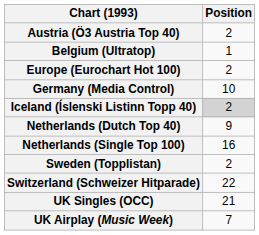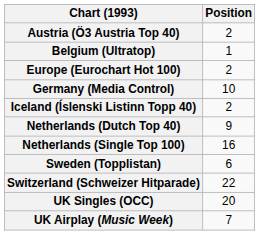(229, 107) lightgrey background -> (229, 107) no background
(229, 164) 2 -> (229, 164) 6
(229, 201) 21 -> (229, 201) 20
